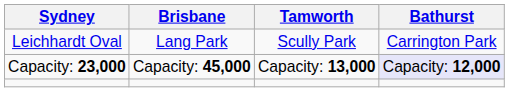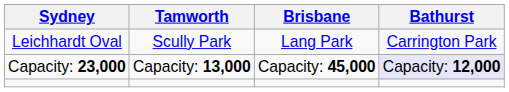columns swapped: (192, 16) <-> (317, 16)
